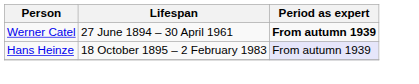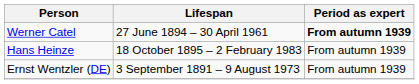(321, 50) lavender background -> (357, 50) no background
+ row: (59, 69)
